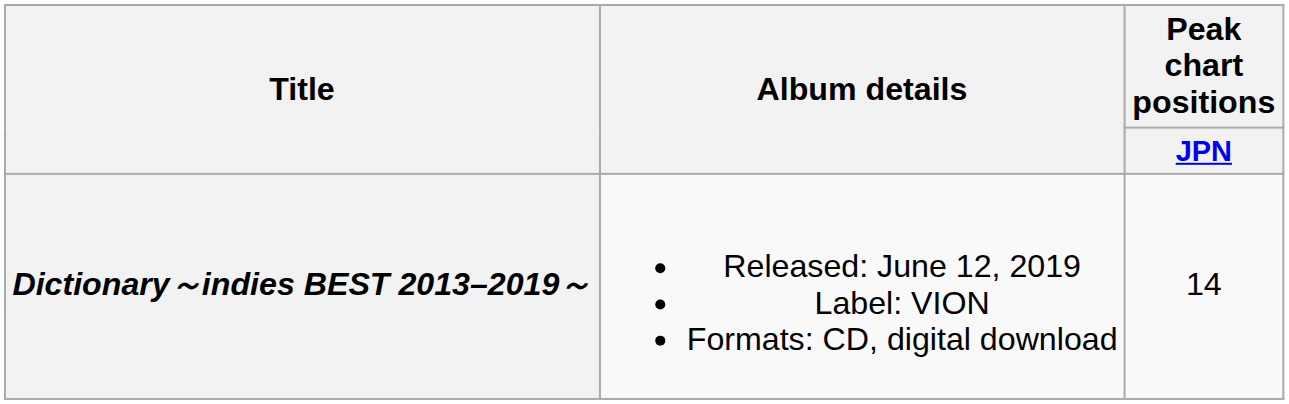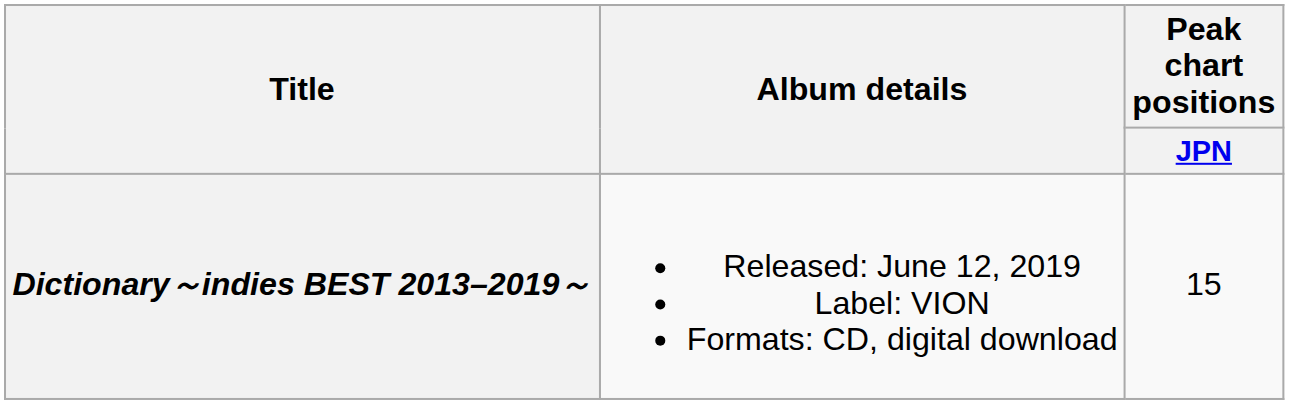(1204, 285) 14 -> (1204, 285) 15
